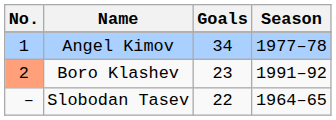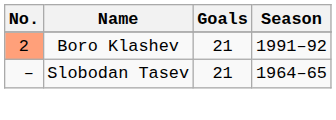- row: (118, 46)
(223, 74) 23 -> (223, 46) 21
(223, 101) 22 -> (223, 74) 21
